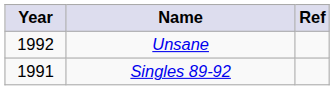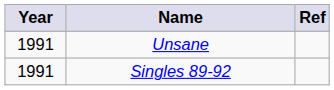(36, 44) 1992 -> (36, 44) 1991
